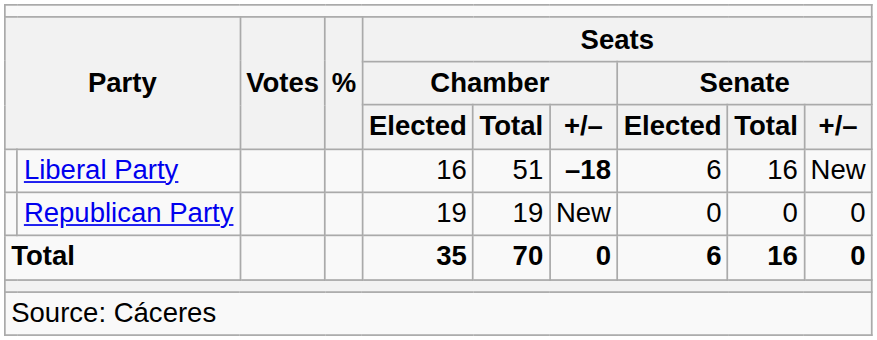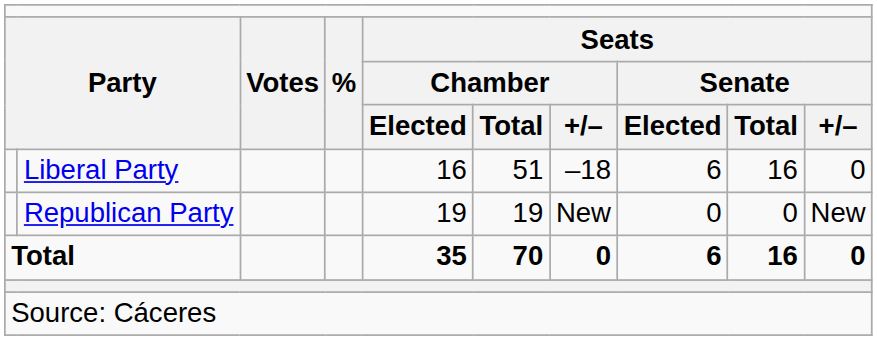(588, 169) bold -> (588, 169) normal
(838, 169) New -> (858, 169) 0
(858, 213) 0 -> (838, 213) New
